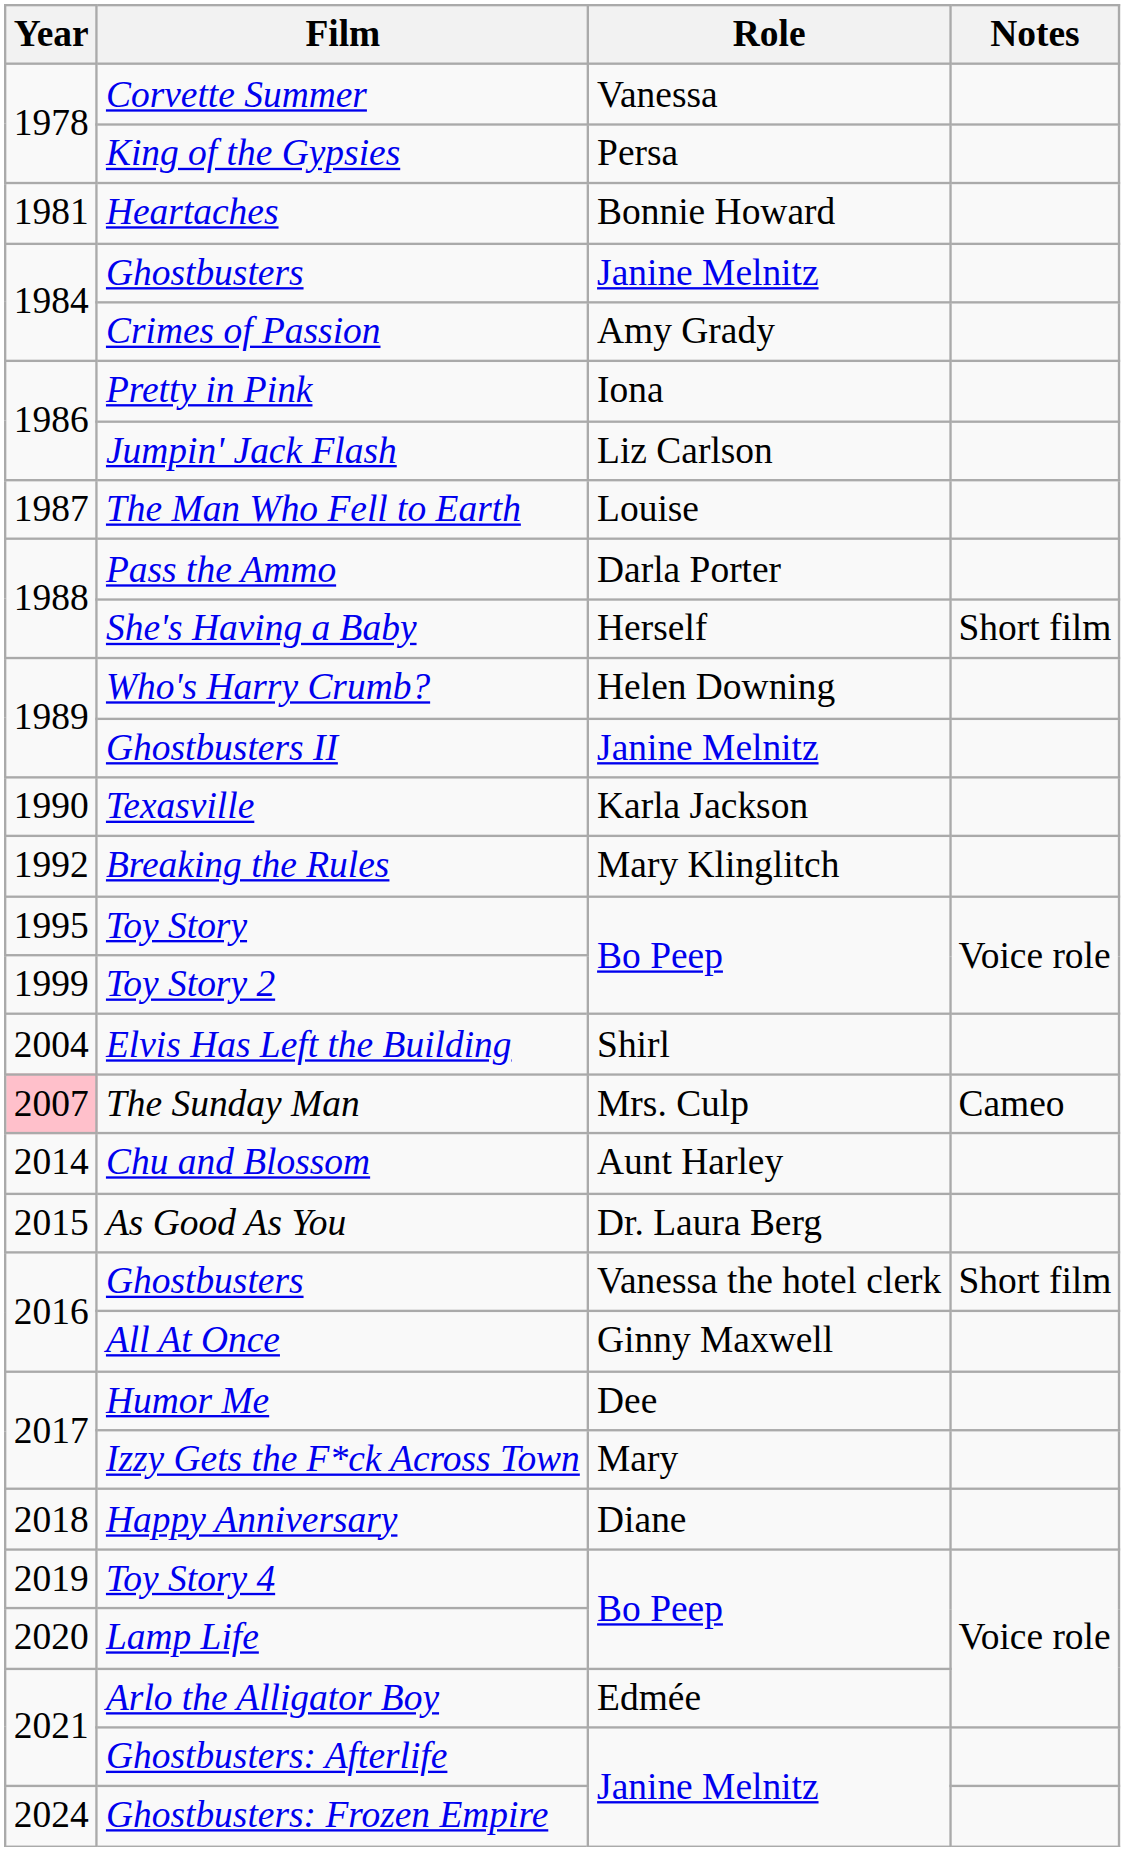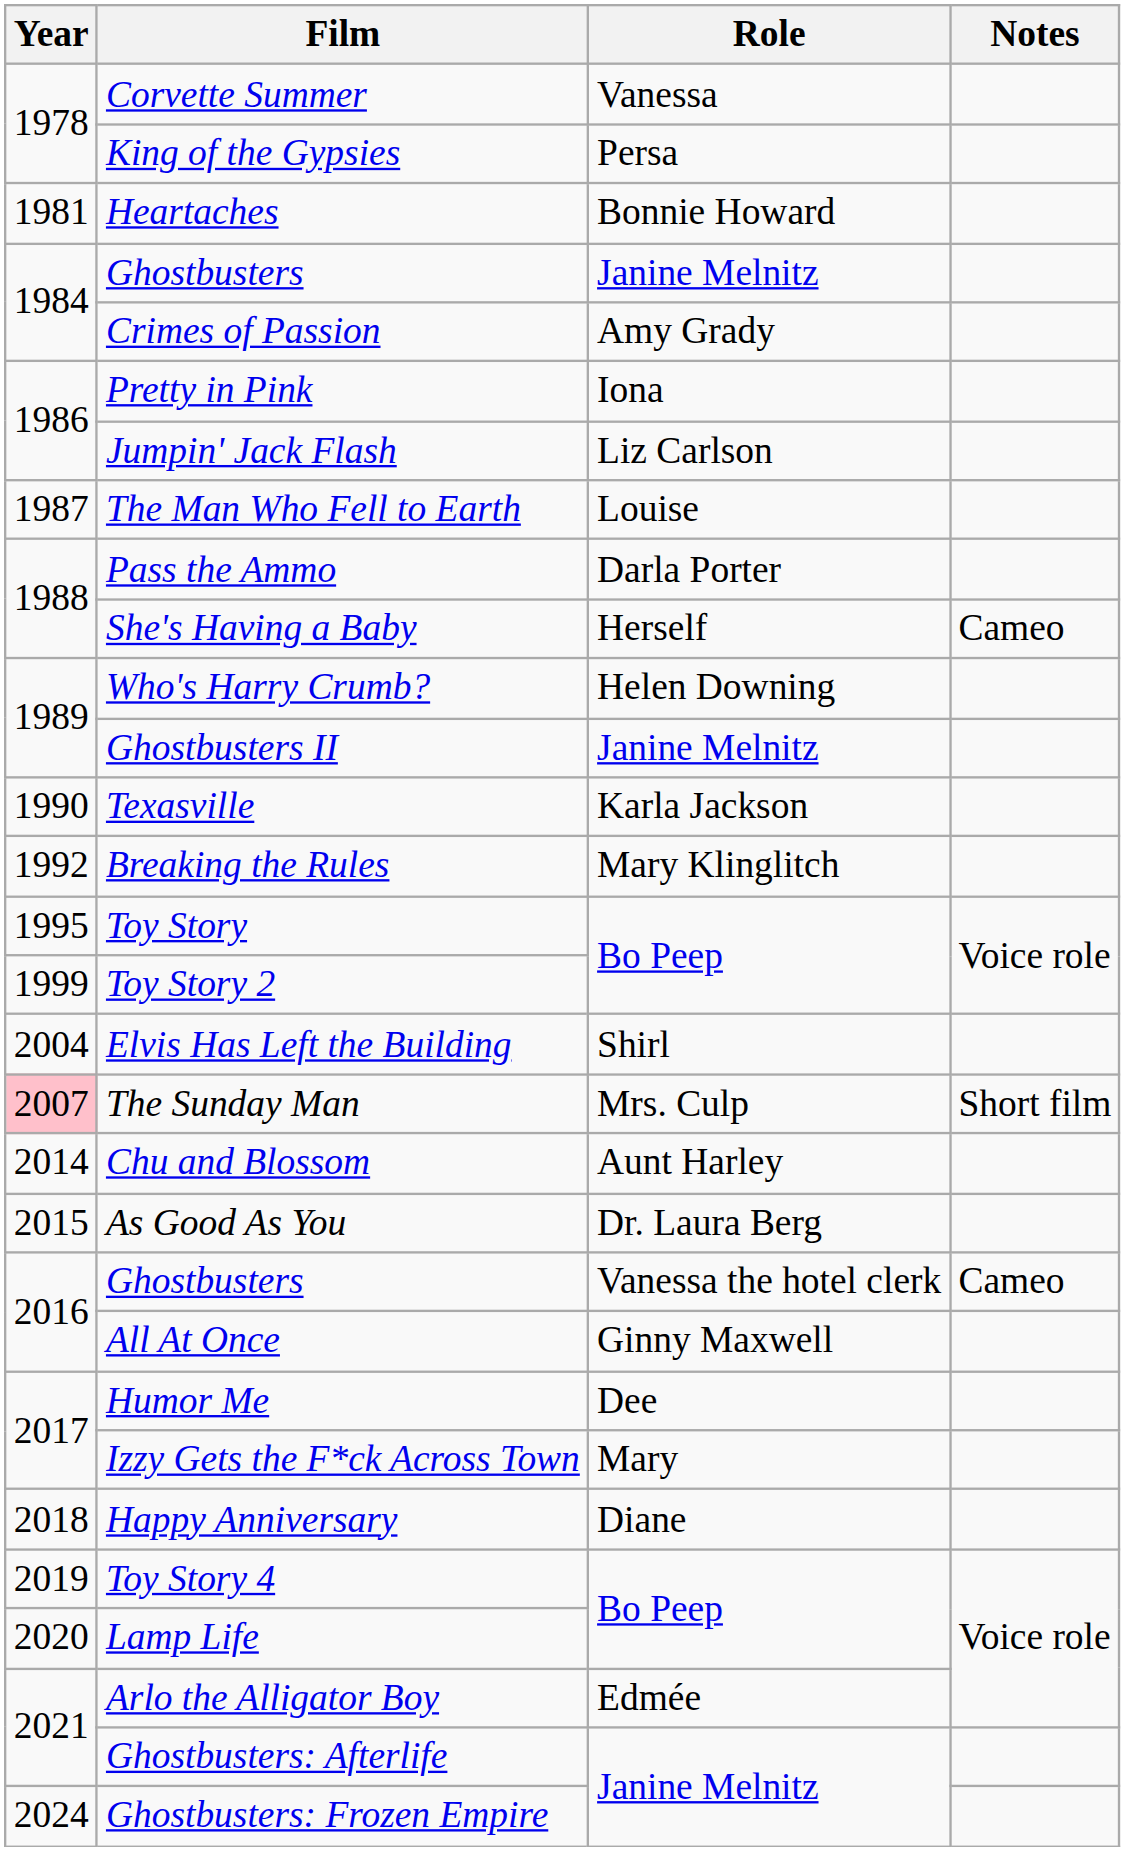(1035, 627) Short film -> (1011, 627) Cameo
(1011, 1102) Cameo -> (1035, 1102) Short film
(1035, 1281) Short film -> (1011, 1281) Cameo
